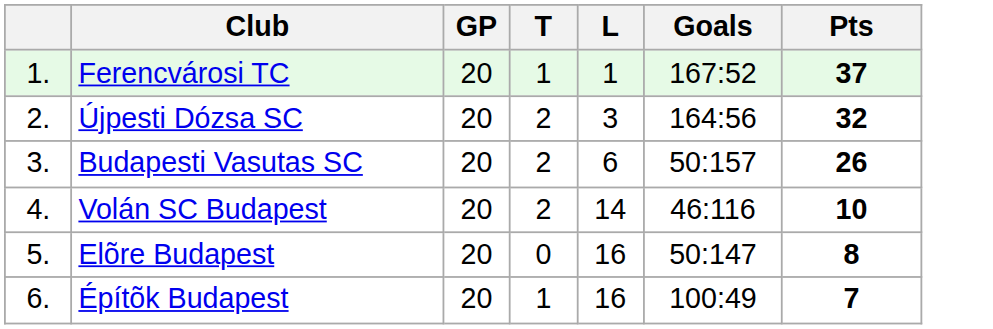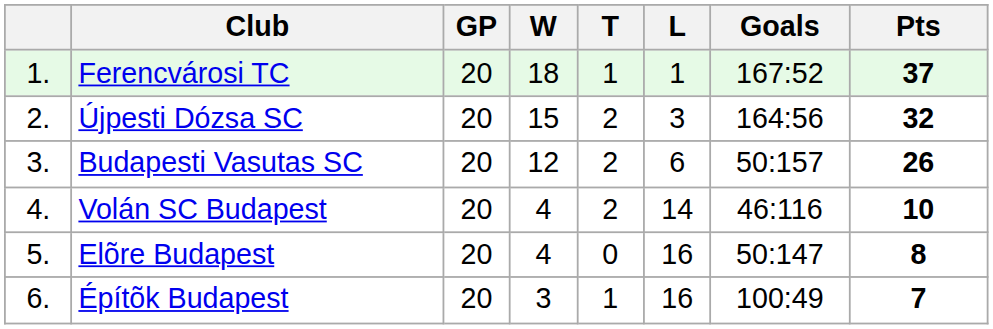+ column: (543, 27)
